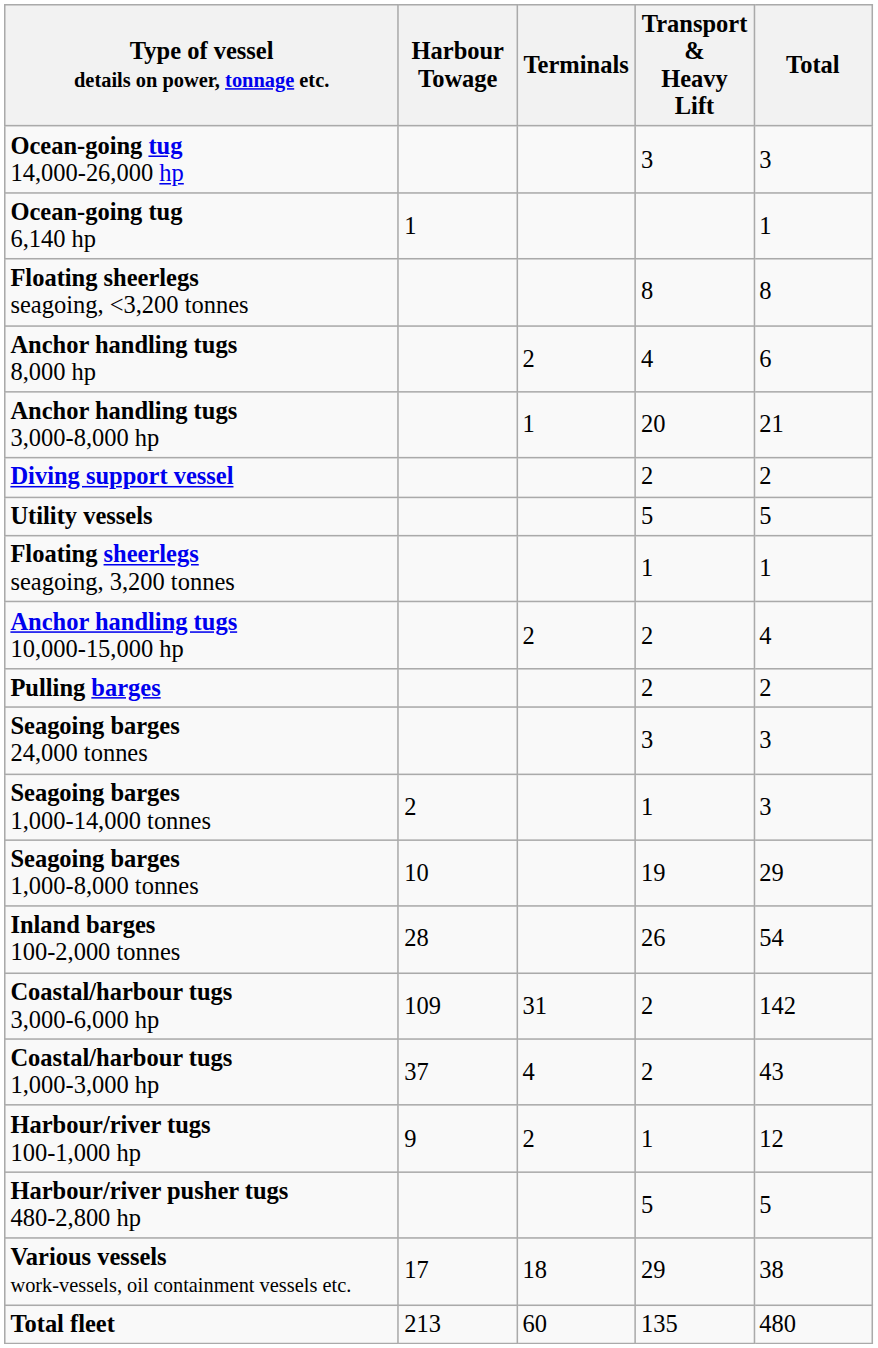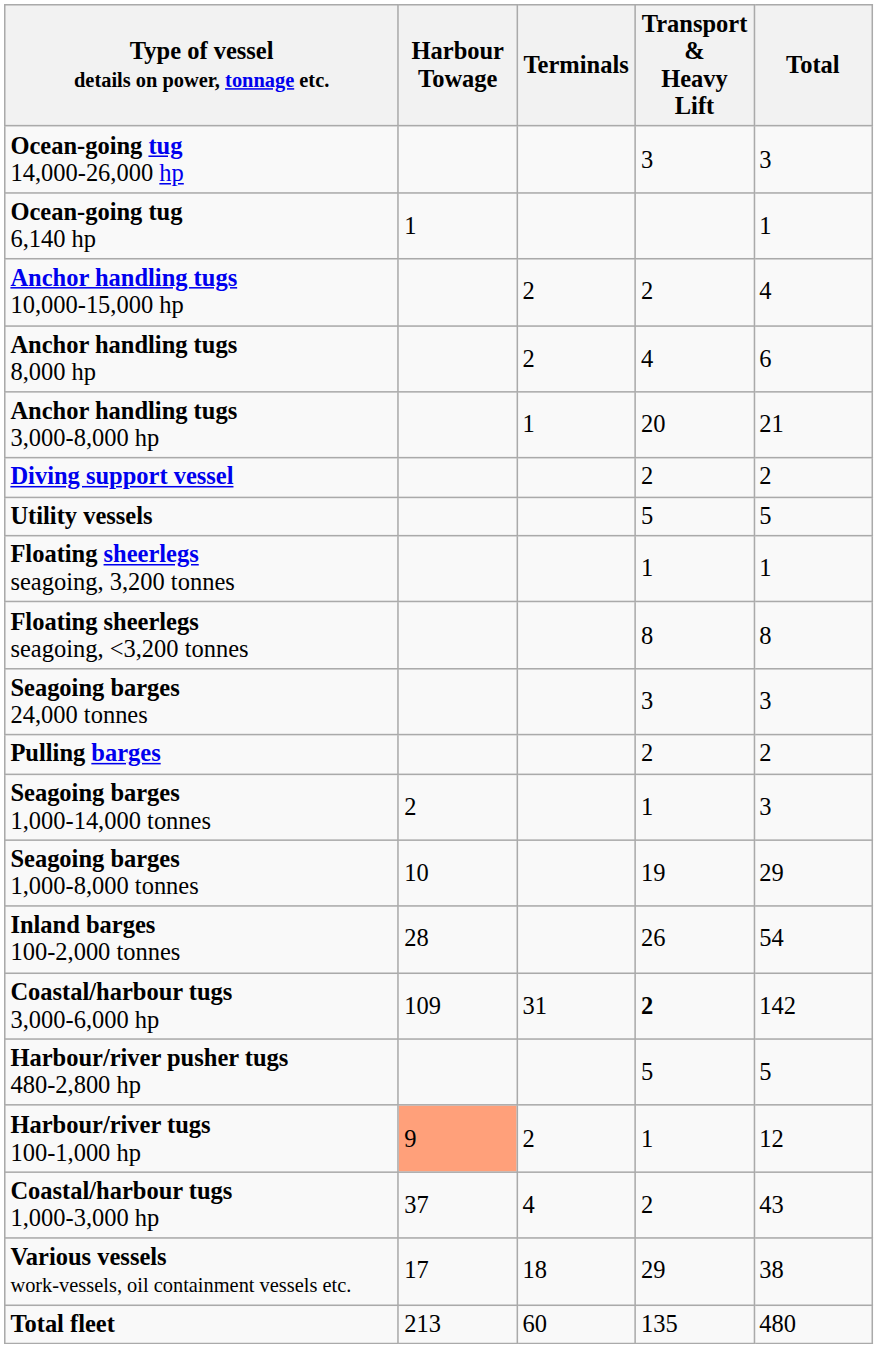rows swapped: (124, 634) <-> (129, 291)
rows swapped: (86, 687) <-> (95, 740)
(647, 1005) normal -> (647, 1005) bold
rows swapped: (121, 1071) <-> (149, 1204)
(410, 1138) no background -> (410, 1138) lightsalmon background
